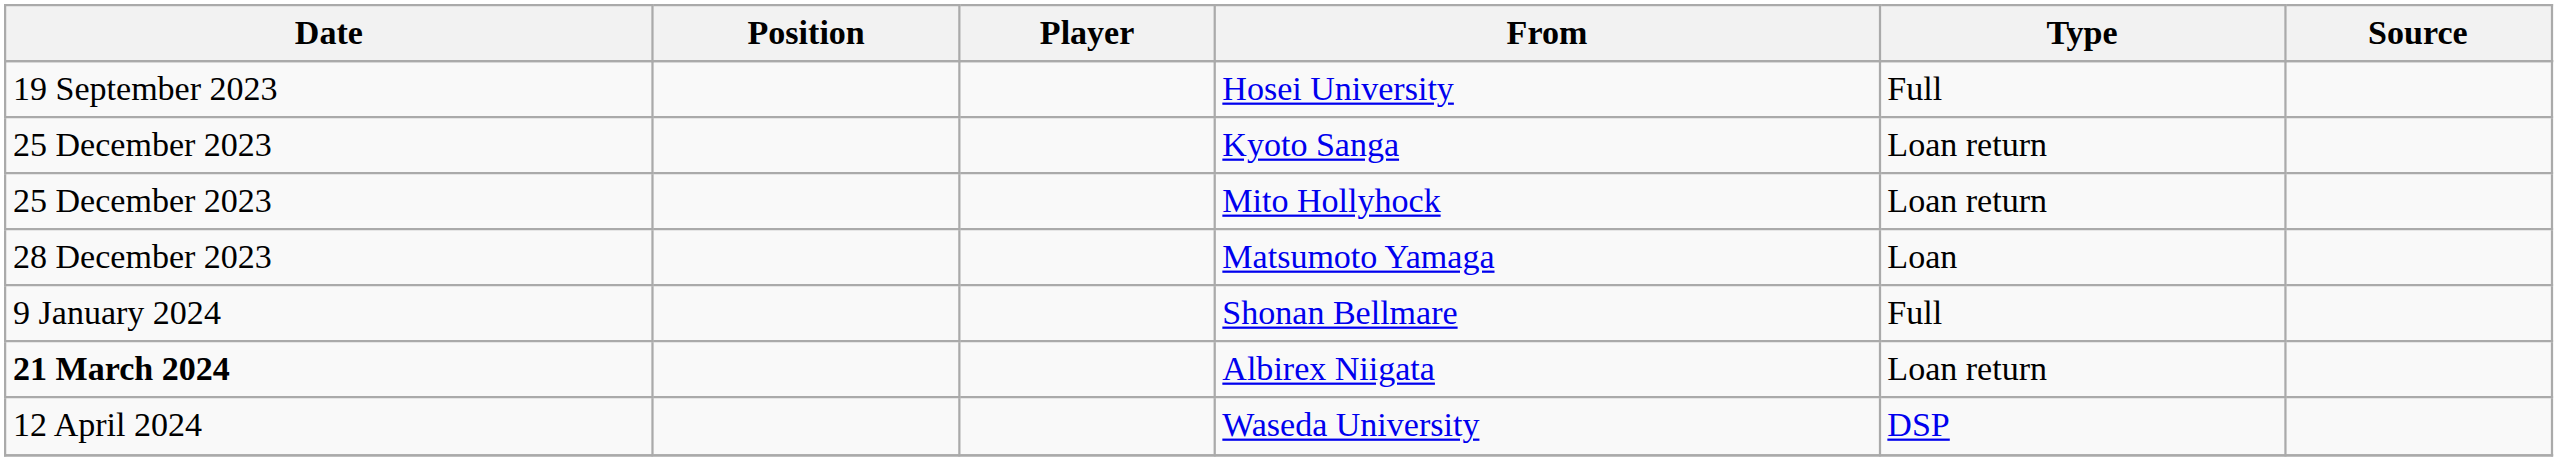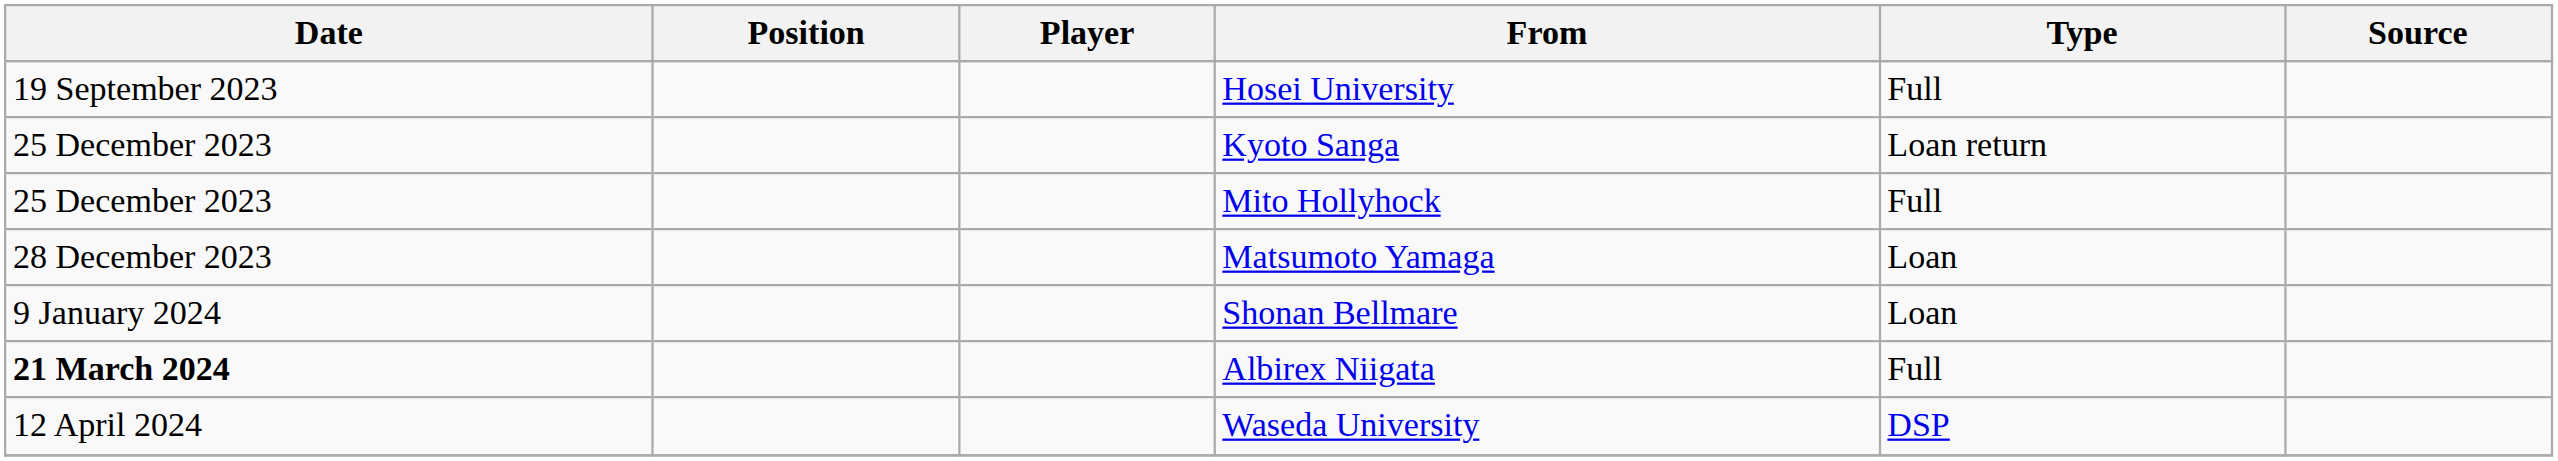(1967, 201) Loan return -> (1915, 201) Full
(1915, 313) Full -> (1922, 313) Loan
(1967, 369) Loan return -> (1915, 369) Full
